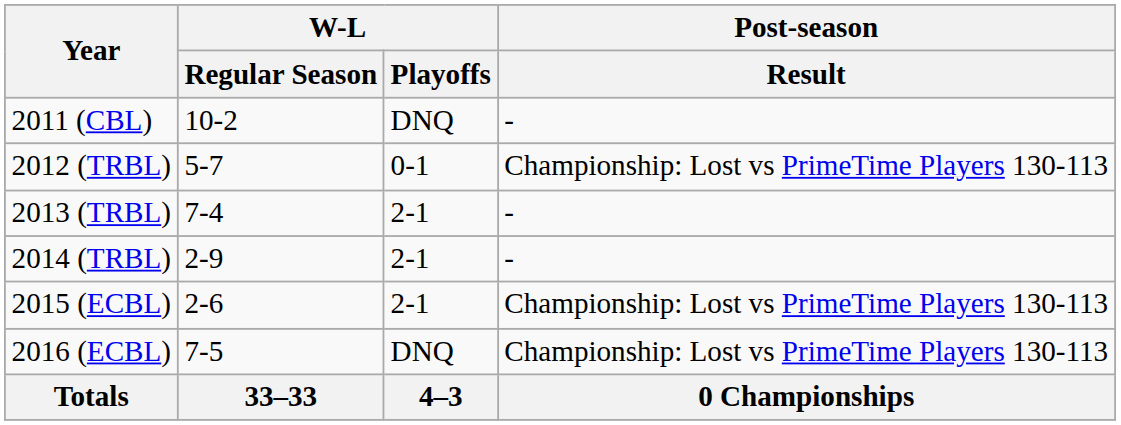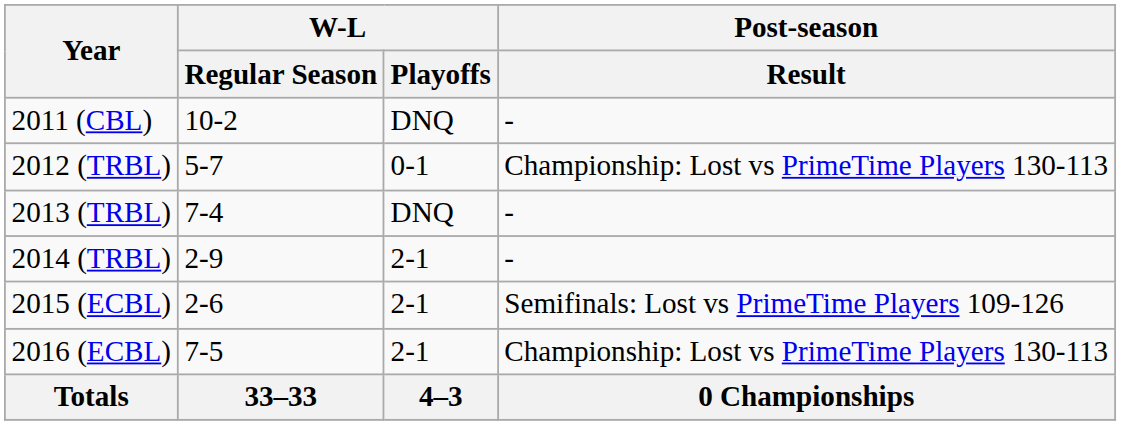(410, 212) 2-1 -> (422, 212) DNQ
(806, 304) Championship: Lost vs PrimeTime Players 130-113 -> (784, 304) Semifinals: Lost vs PrimeTime Players 109-126
(422, 350) DNQ -> (410, 350) 2-1
